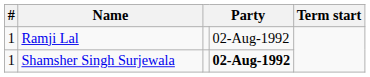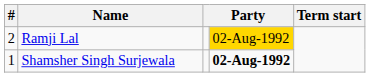(11, 38) 1 -> (11, 38) 2
(251, 38) no background -> (251, 38) gold background
